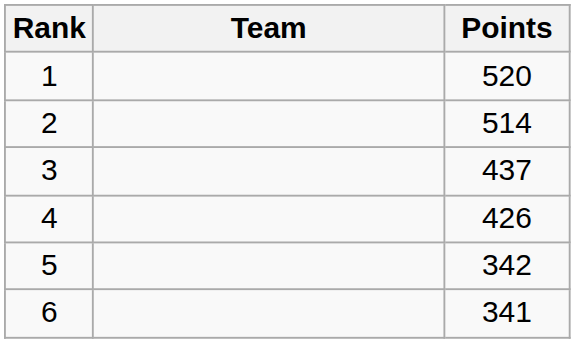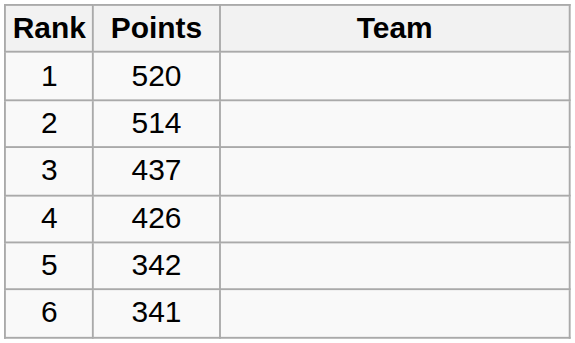columns swapped: (269, 28) <-> (507, 28)
